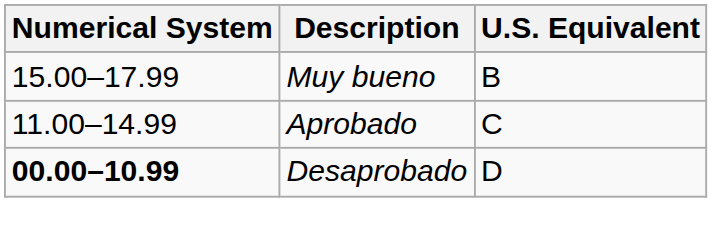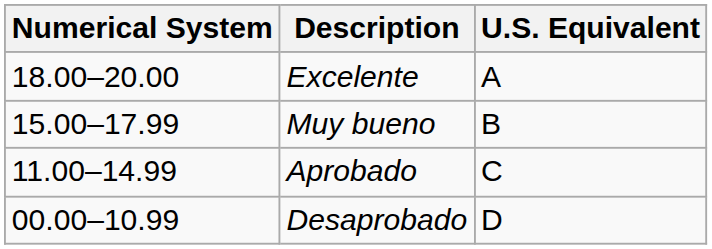+ row: (353, 76)
(96, 171) bold -> (96, 219) normal
